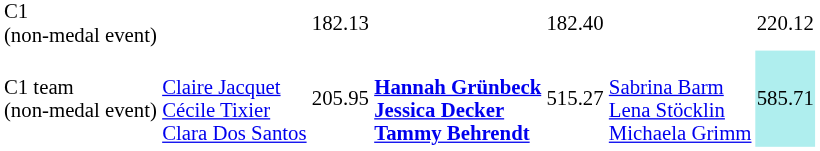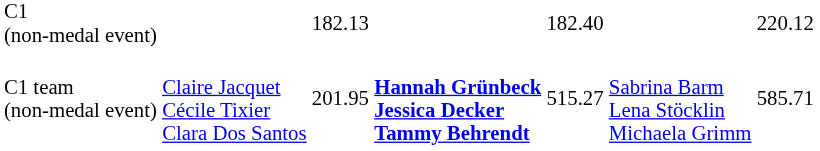(340, 98) 205.95 -> (340, 98) 201.95
(785, 98) paleturquoise background -> (785, 98) no background
